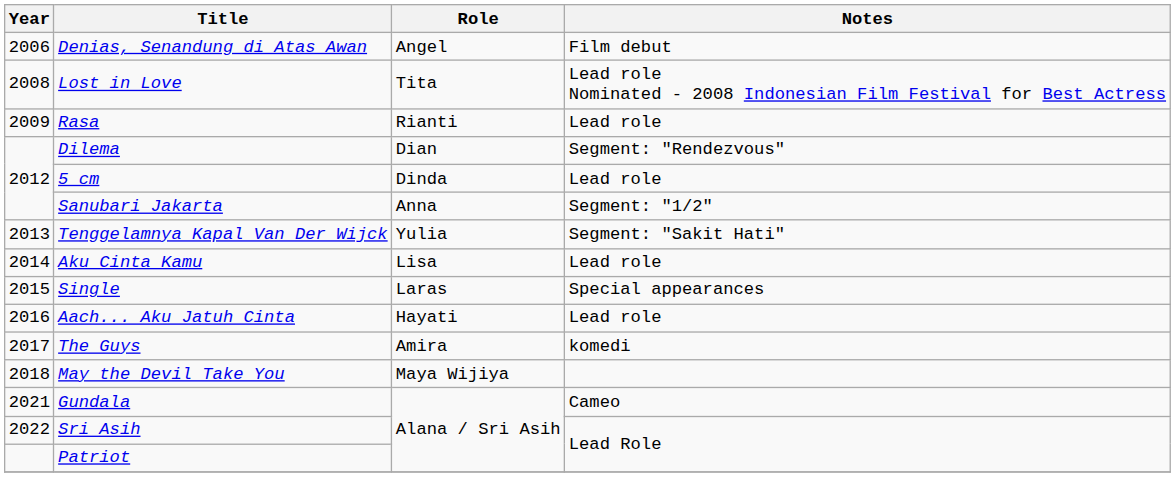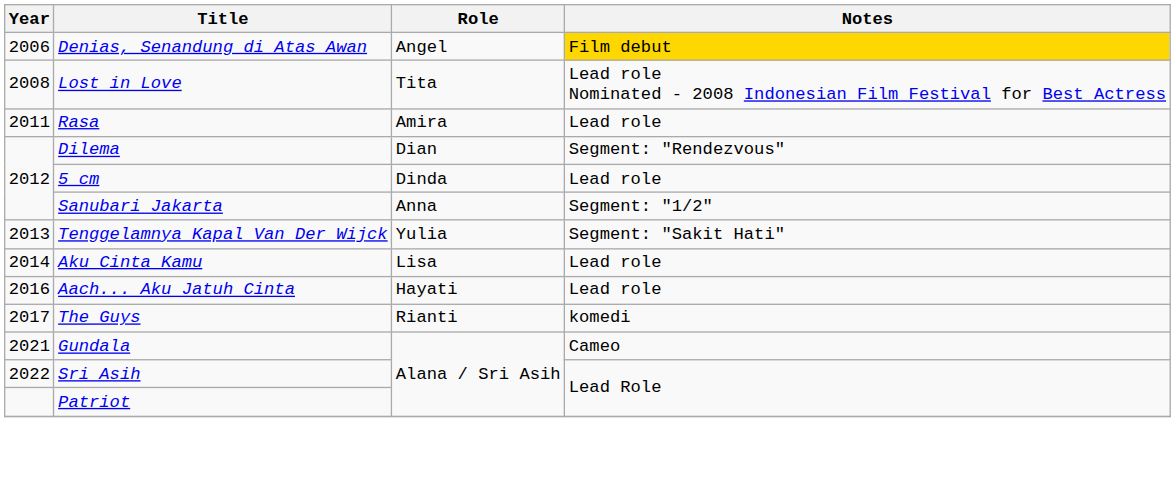(620, 47) no background -> (620, 47) gold background
(29, 122) 2009 -> (29, 122) 2011
(427, 122) Rianti -> (422, 122) Amira
- row: (89, 290)
(422, 346) Amira -> (427, 318) Rianti
- row: (171, 374)
